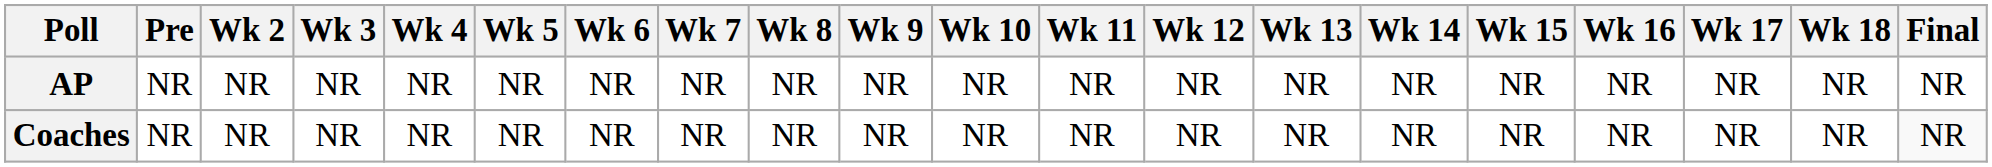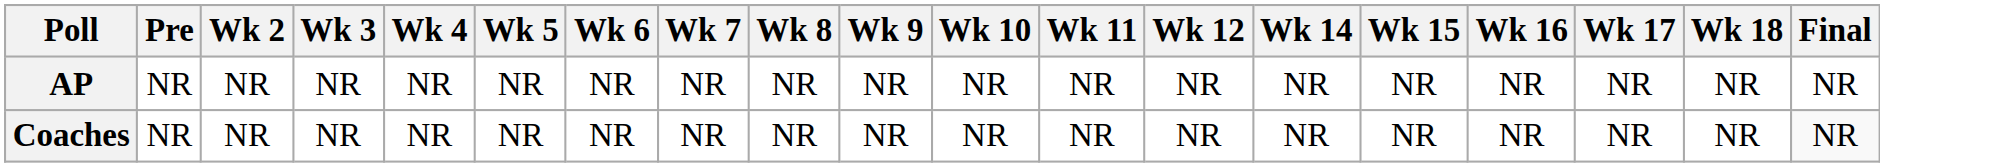- column: (1306, 30)
